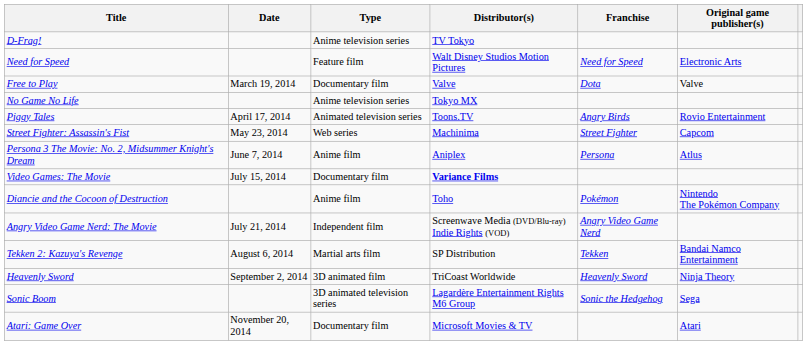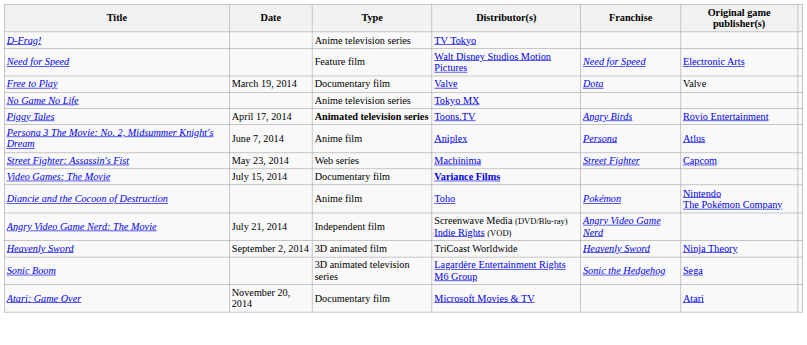(367, 116) normal -> (372, 116) bold
rows swapped: (68, 133) <-> (110, 155)
- row: (65, 254)
